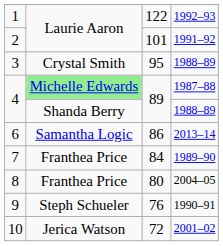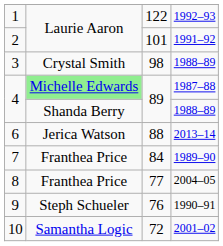(156, 63) 95 -> (156, 63) 98
(84, 134) Samantha Logic -> (84, 134) Jerica Watson
(156, 134) 86 -> (156, 134) 88
(156, 181) 80 -> (156, 181) 77
(84, 228) Jerica Watson -> (84, 228) Samantha Logic
